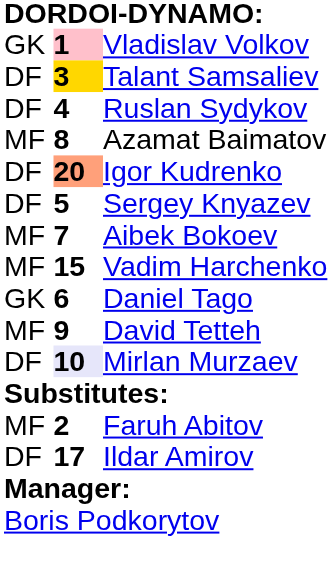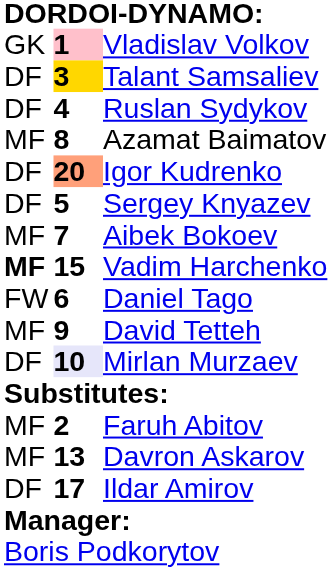(25, 266) normal -> (25, 266) bold
(25, 298) GK -> (26, 298) FW
+ row: (204, 456)
